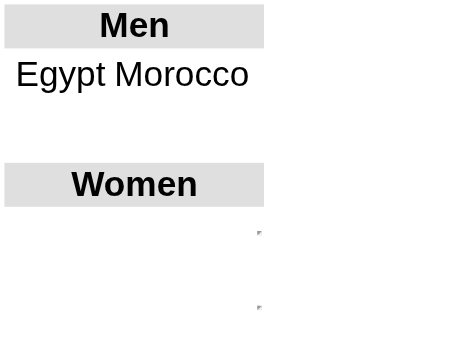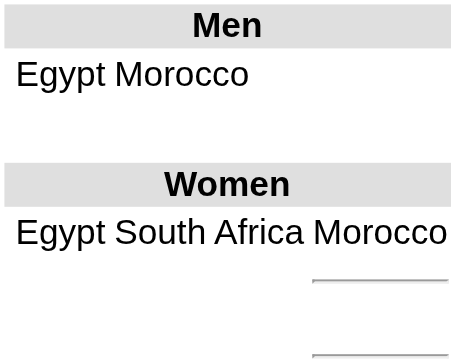+ row: (60, 232)
